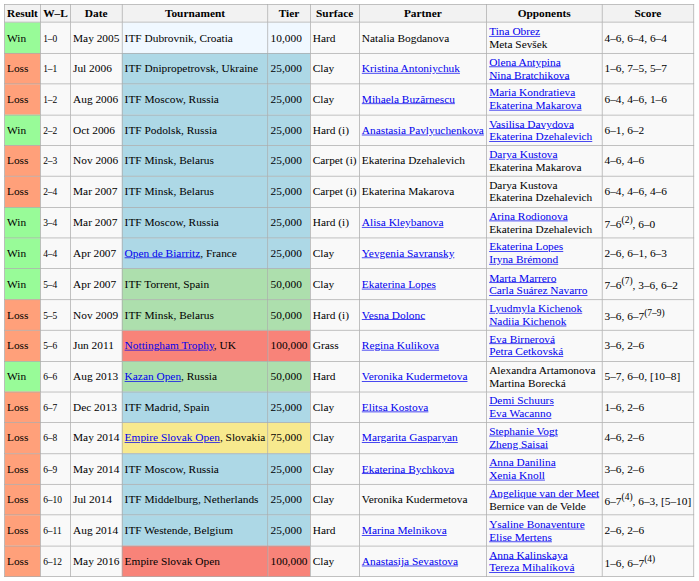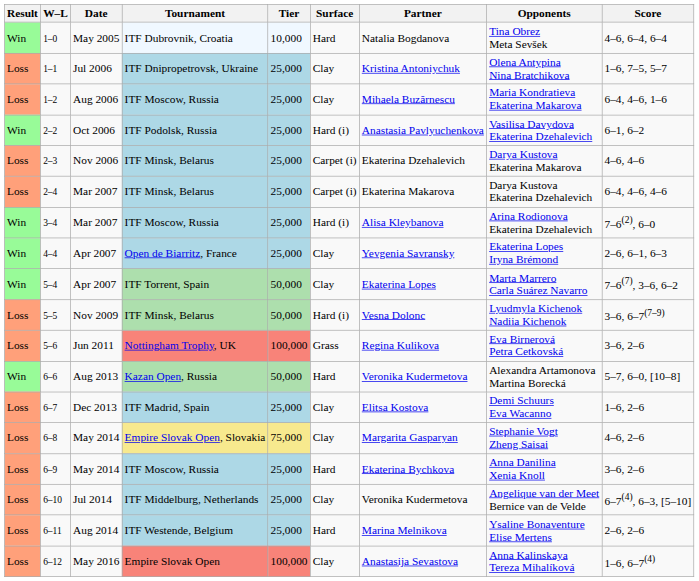(323, 469) Clay -> (324, 469) Hard
